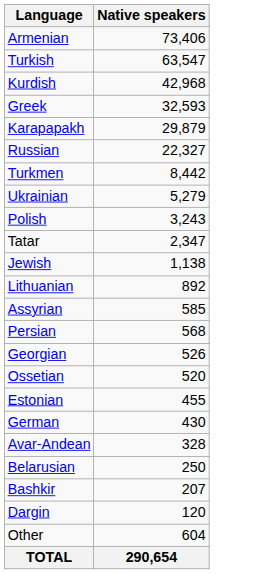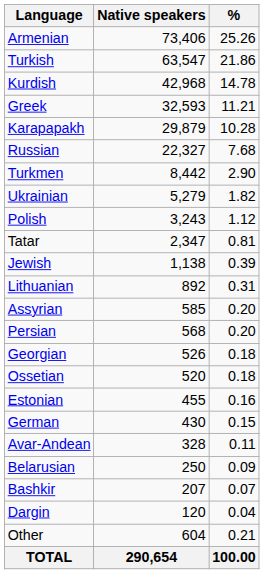+ column: (234, 15)
